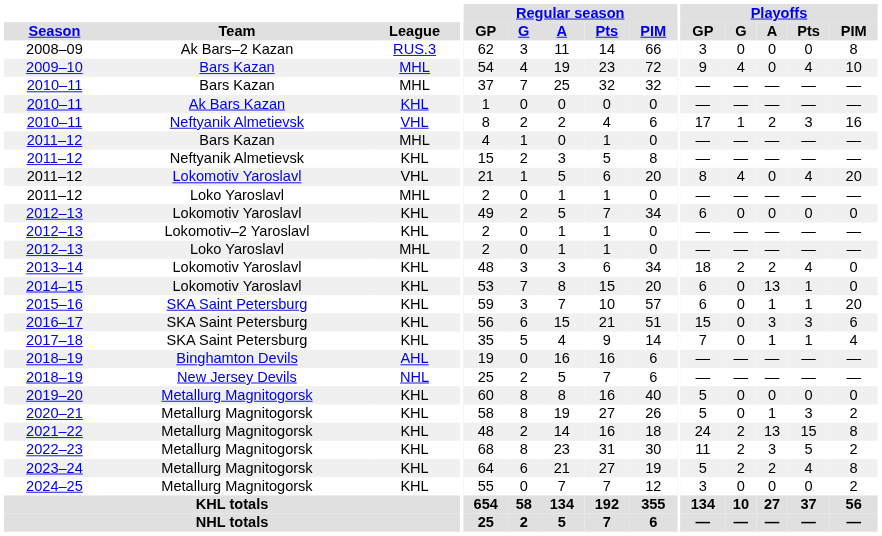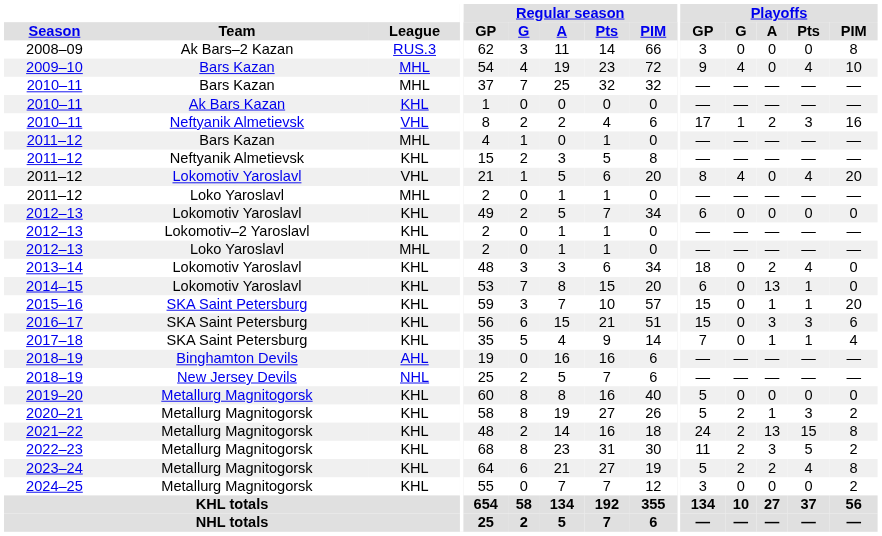(741, 267) 2 -> (741, 267) 0
(703, 304) 6 -> (703, 304) 15
(741, 413) 0 -> (741, 413) 2
